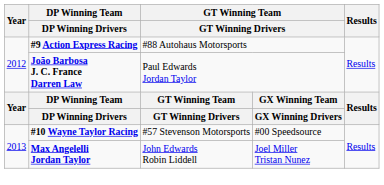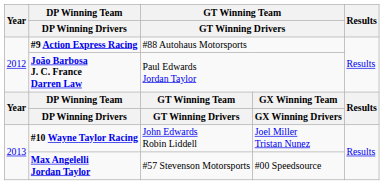(196, 132) #57 Stevenson Motorsports -> (170, 138) John Edwards Robin Liddell
(288, 132) #00 Speedsource -> (282, 138) Joel Miller Tristan Nunez
(170, 154) John Edwards Robin Liddell -> (196, 166) #57 Stevenson Motorsports
(282, 154) Joel Miller Tristan Nunez -> (288, 166) #00 Speedsource
